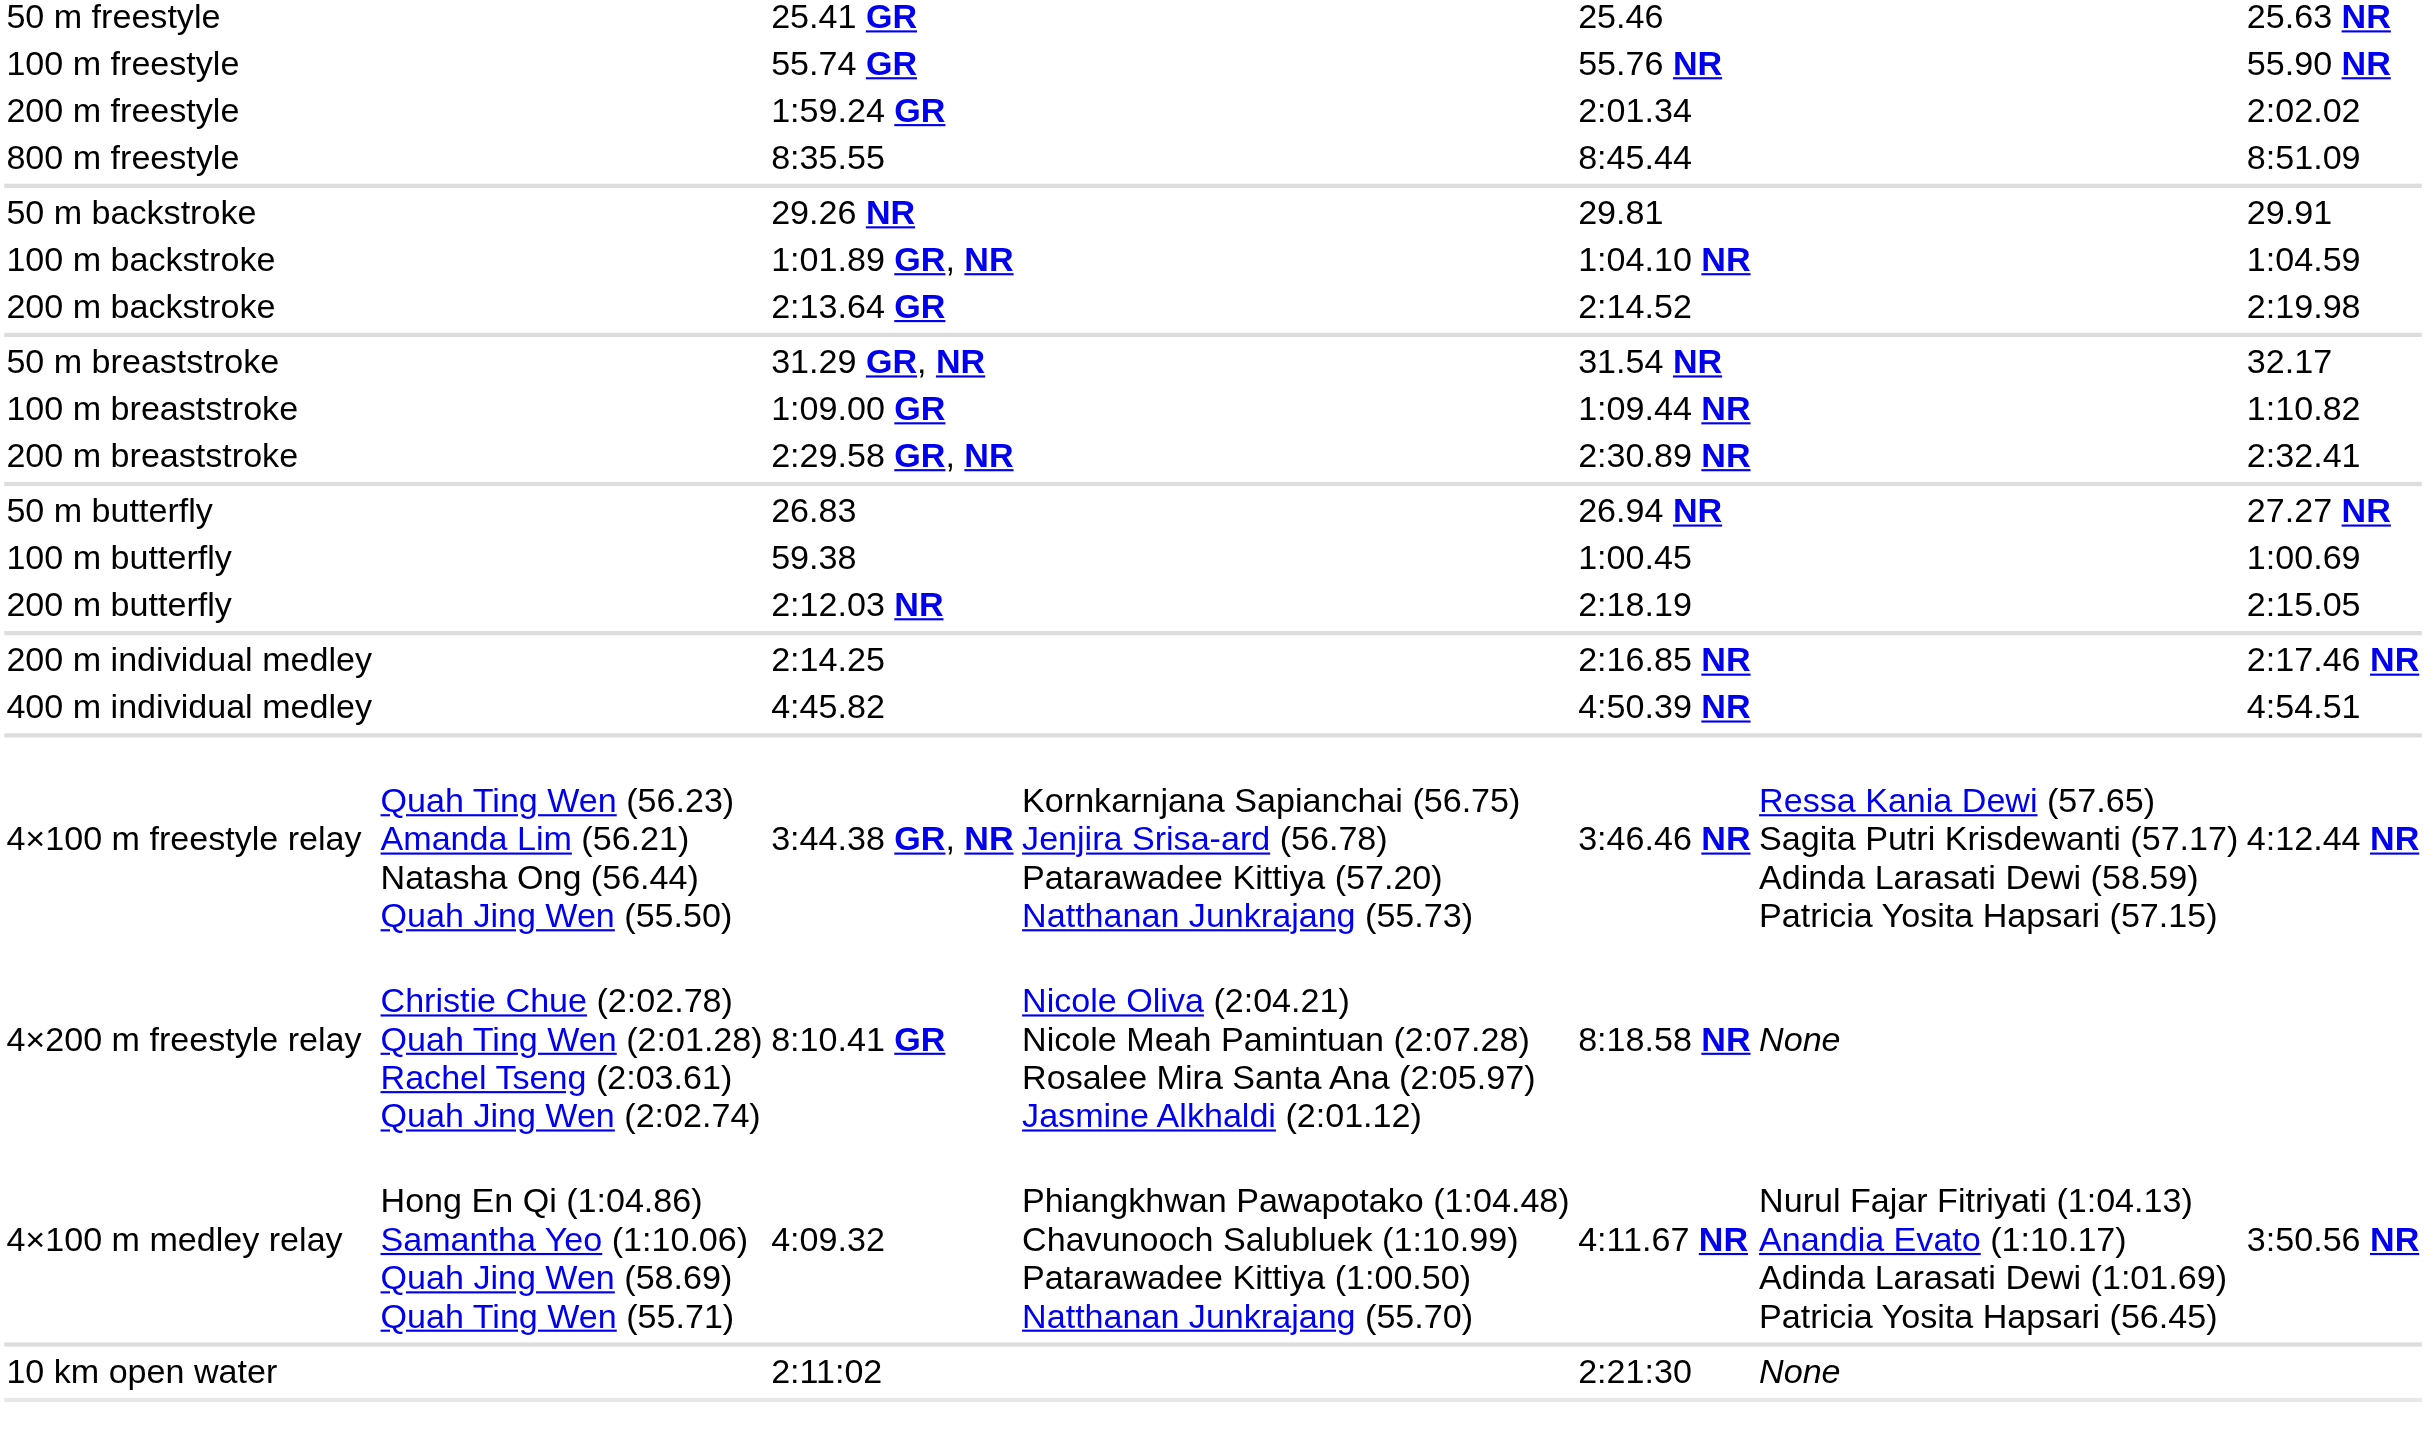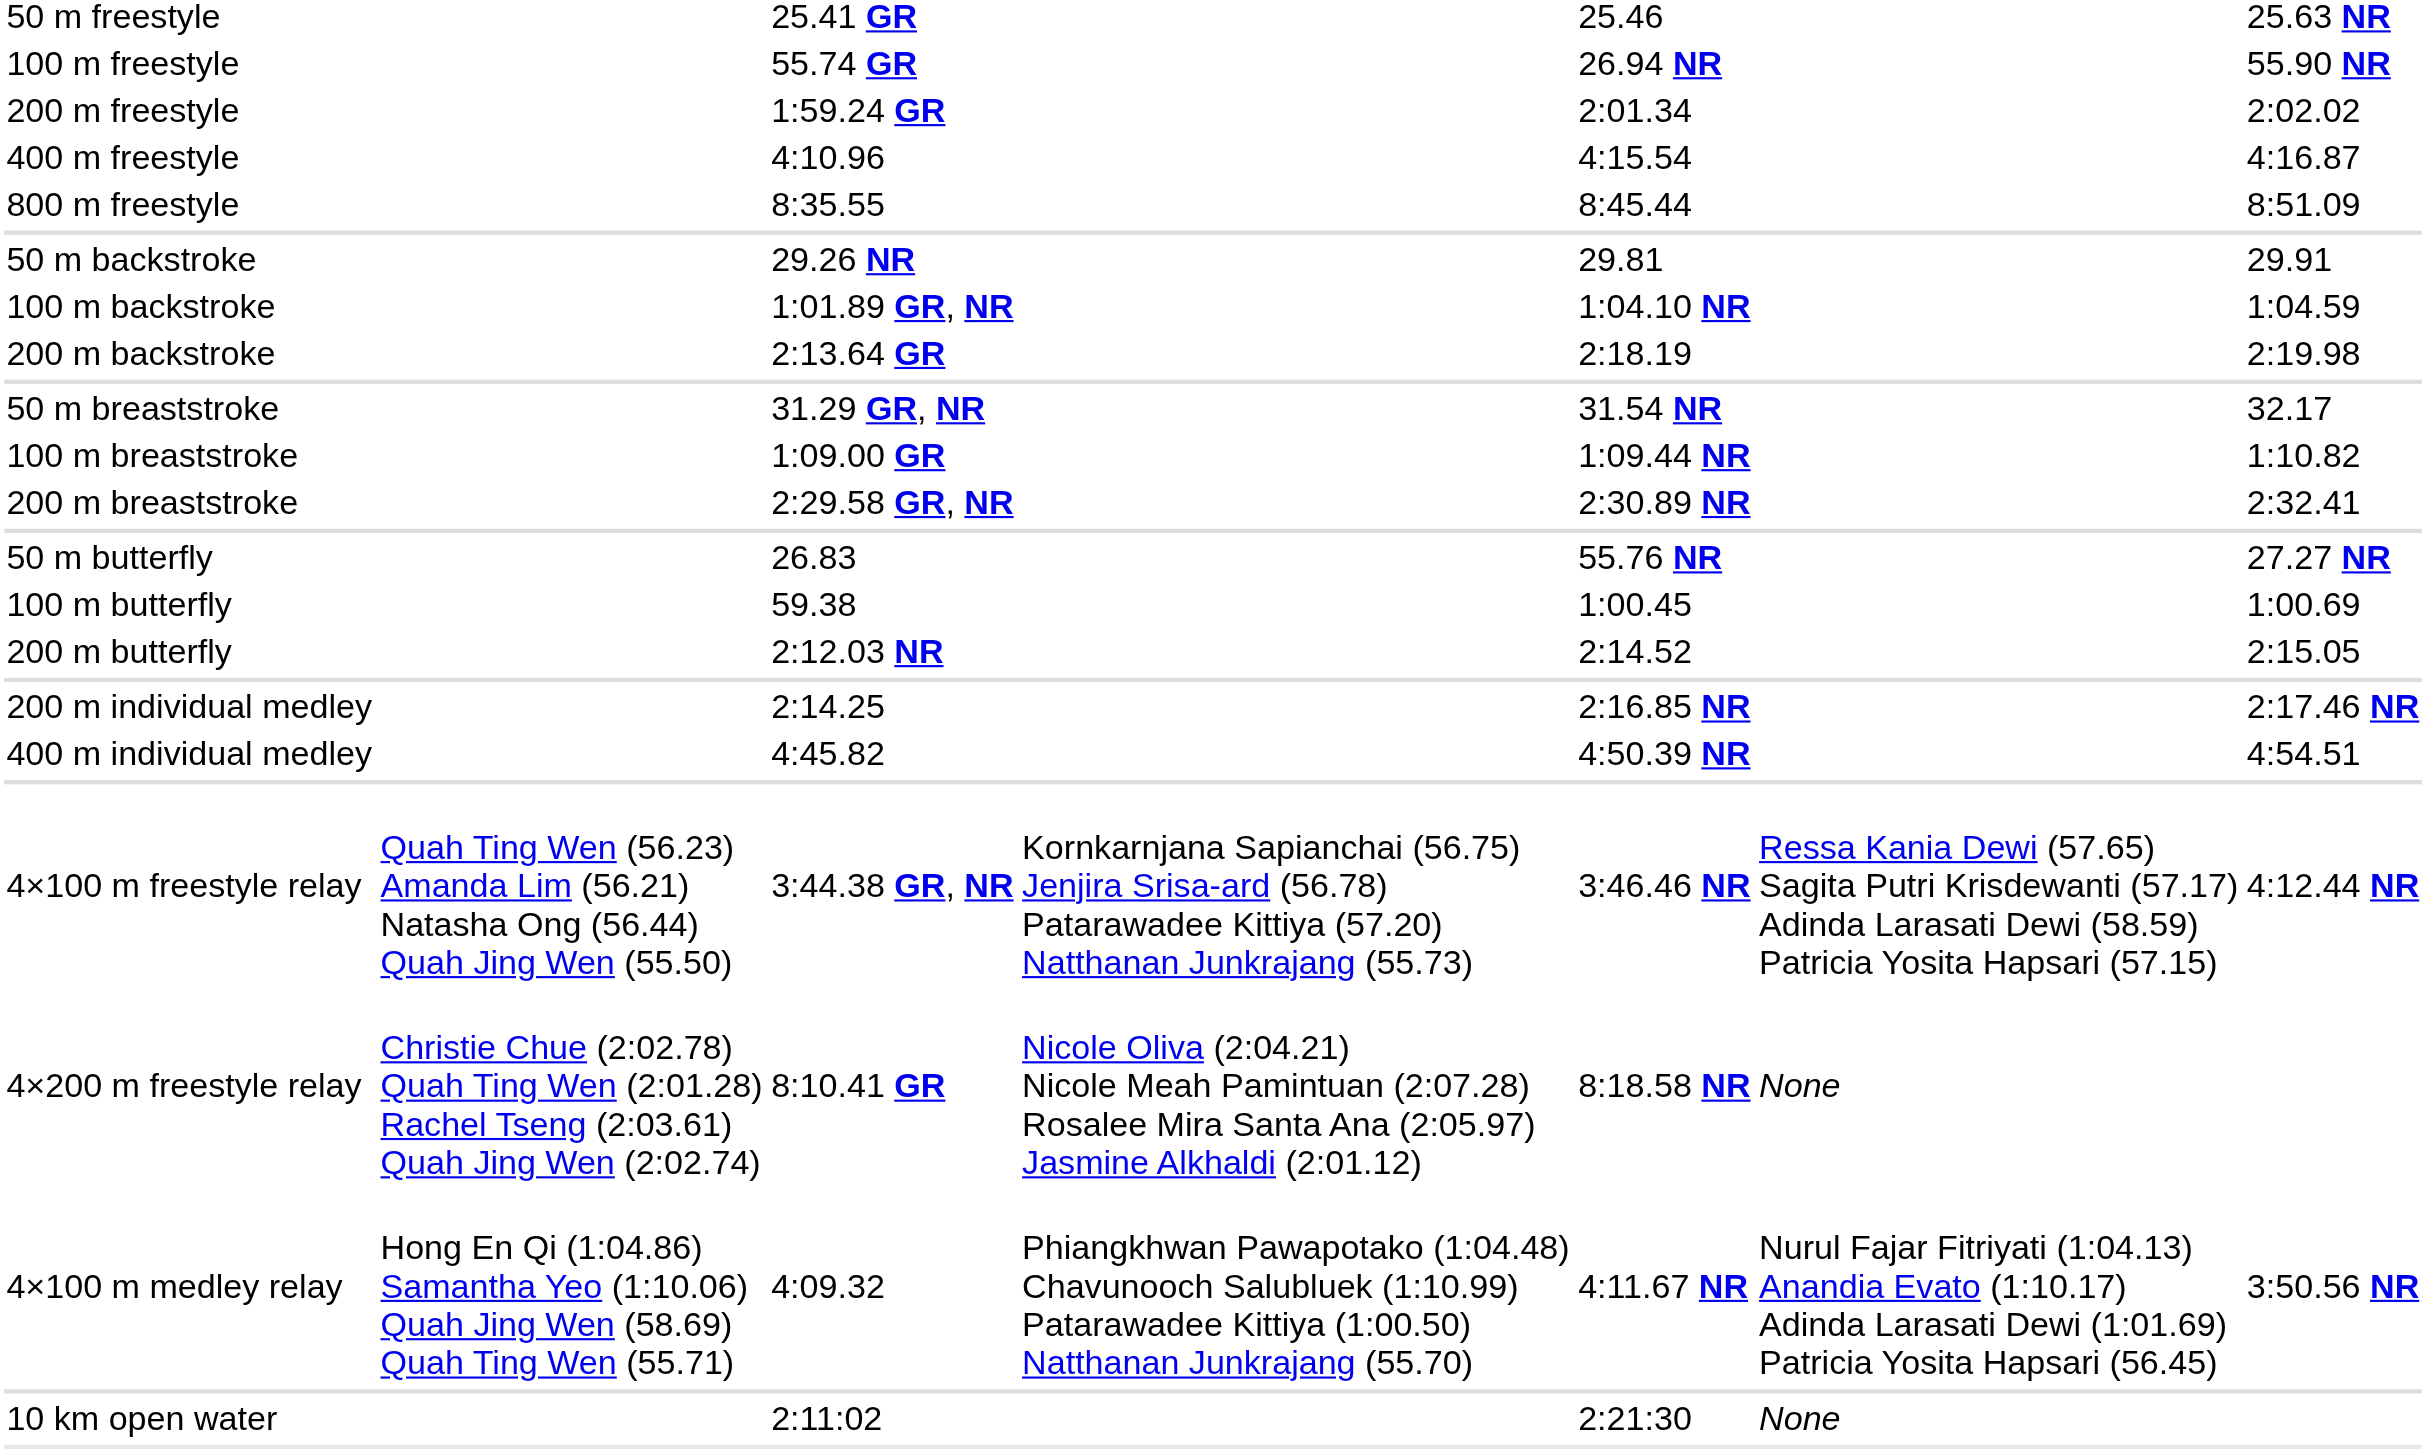(1650, 63) 55.76 NR -> (1650, 63) 26.94 NR
+ row: (123, 157)
(1635, 306) 2:14.52 -> (1635, 353) 2:18.19
(1650, 511) 26.94 NR -> (1650, 558) 55.76 NR
(1635, 604) 2:18.19 -> (1635, 651) 2:14.52
